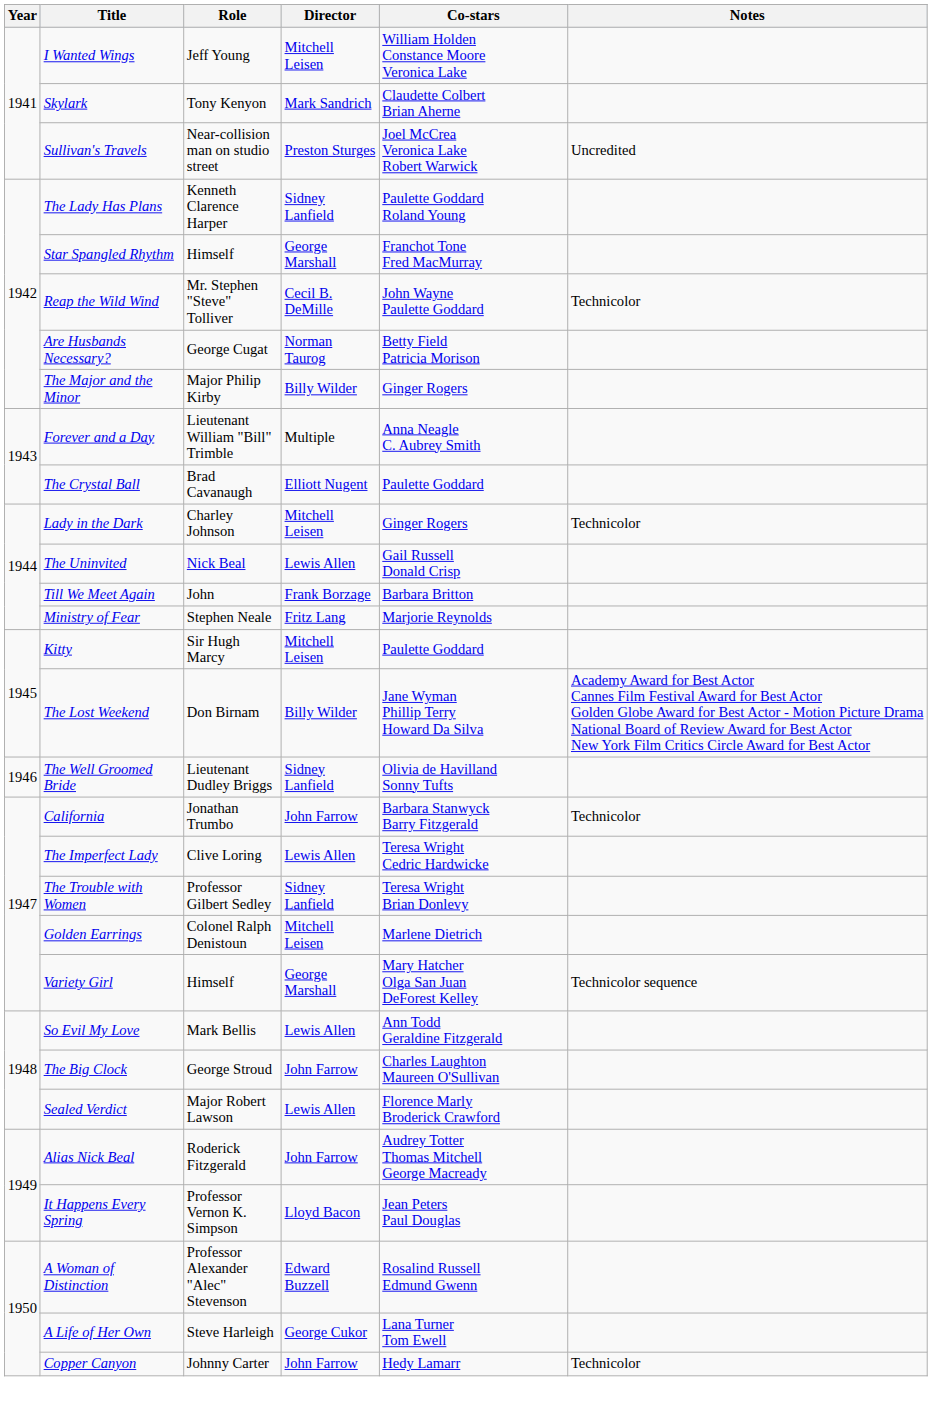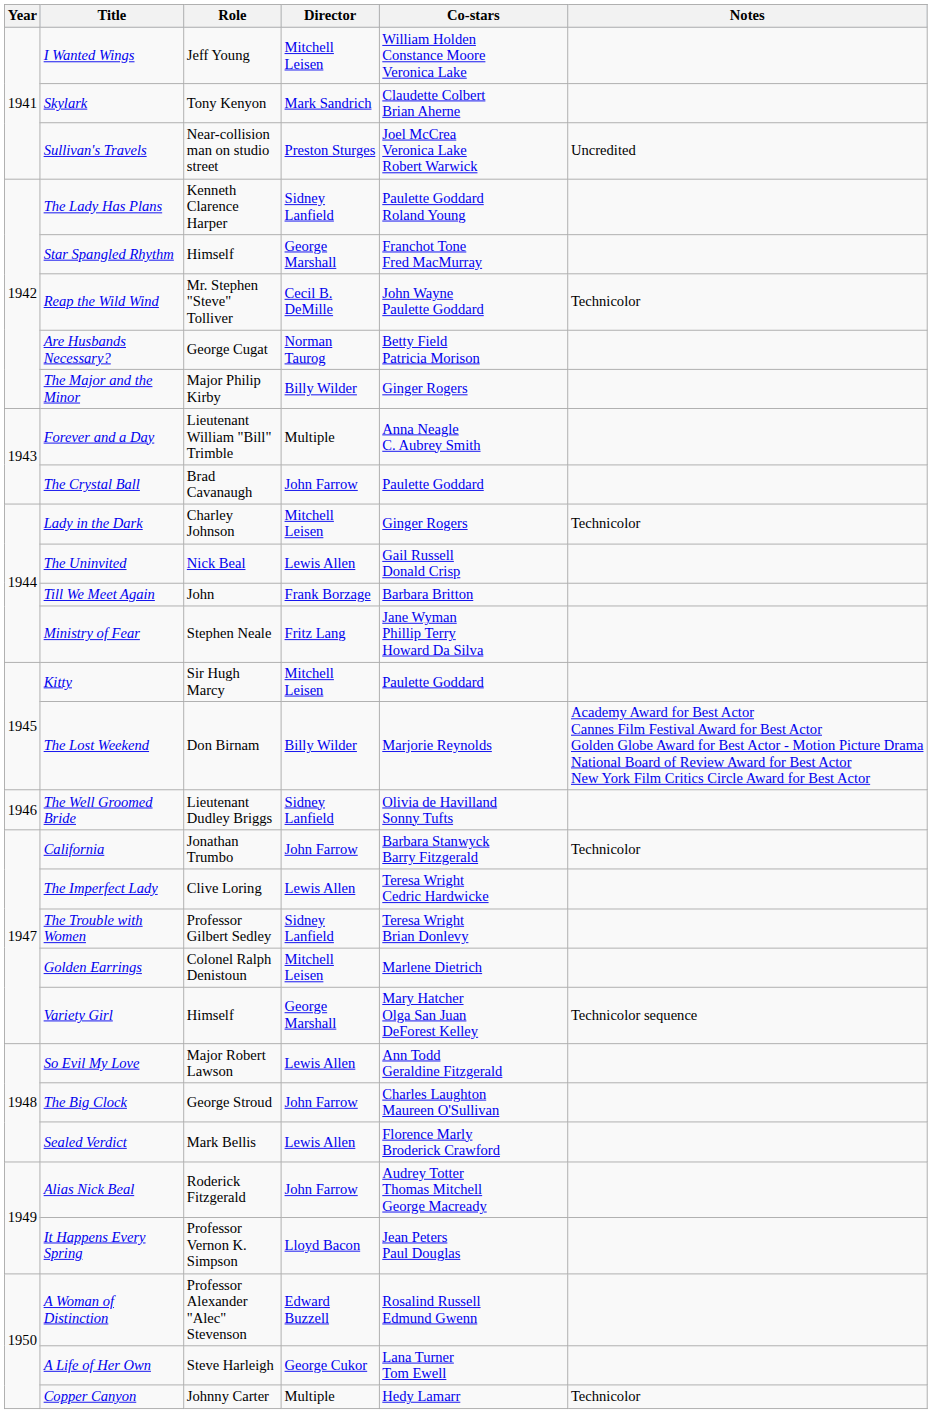(326, 484) Elliott Nugent -> (321, 484) John Farrow
(437, 617) Marjorie Reynolds -> (433, 634) Jane Wyman Phillip Terry Howard Da Silva
(433, 713) Jane Wyman Phillip Terry Howard Da Silva -> (437, 745) Marjorie Reynolds
(221, 1030) Mark Bellis -> (226, 1063) Major Robert Lawson
(226, 1109) Major Robert Lawson -> (221, 1142) Mark Bellis
(321, 1363) John Farrow -> (310, 1396) Multiple
